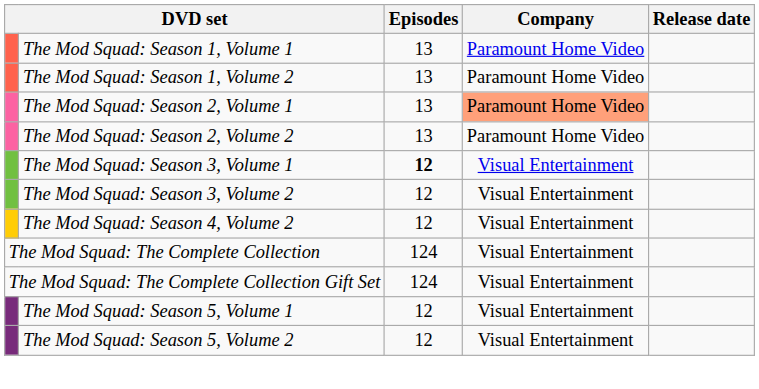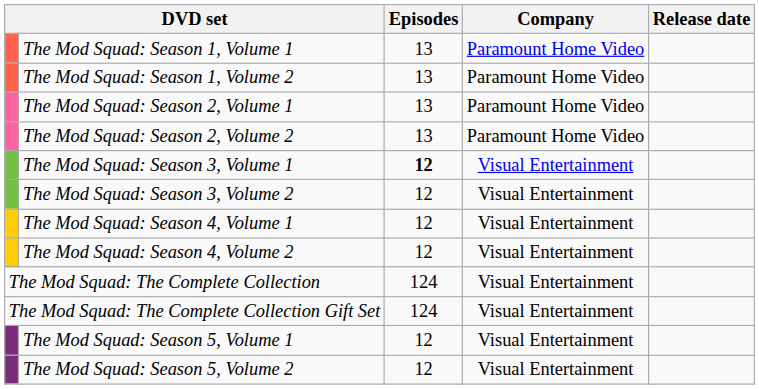(556, 106) lightsalmon background -> (556, 106) no background
+ row: (158, 223)
